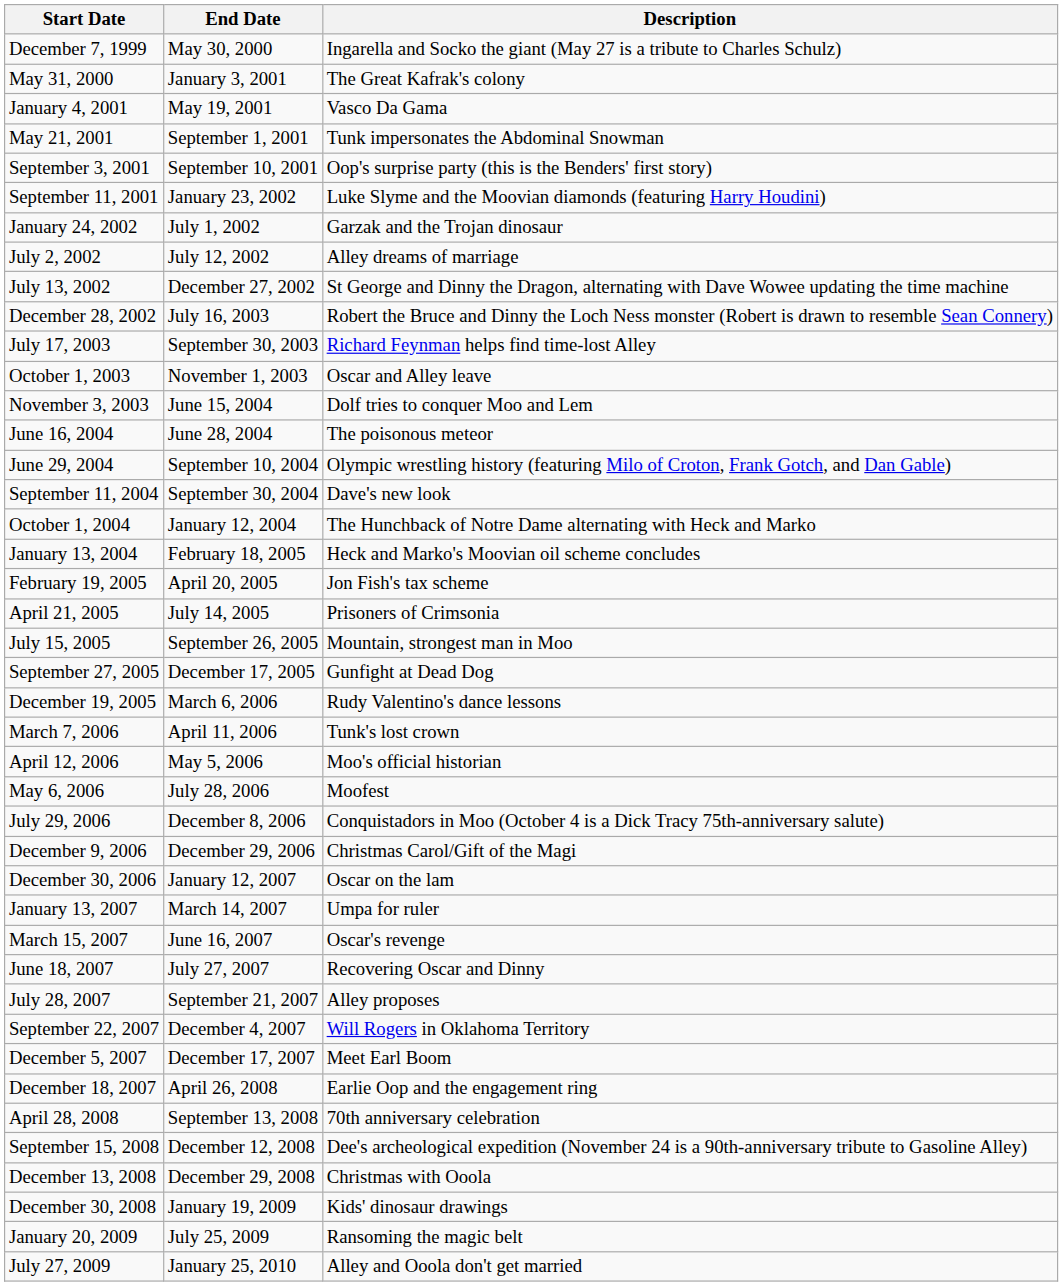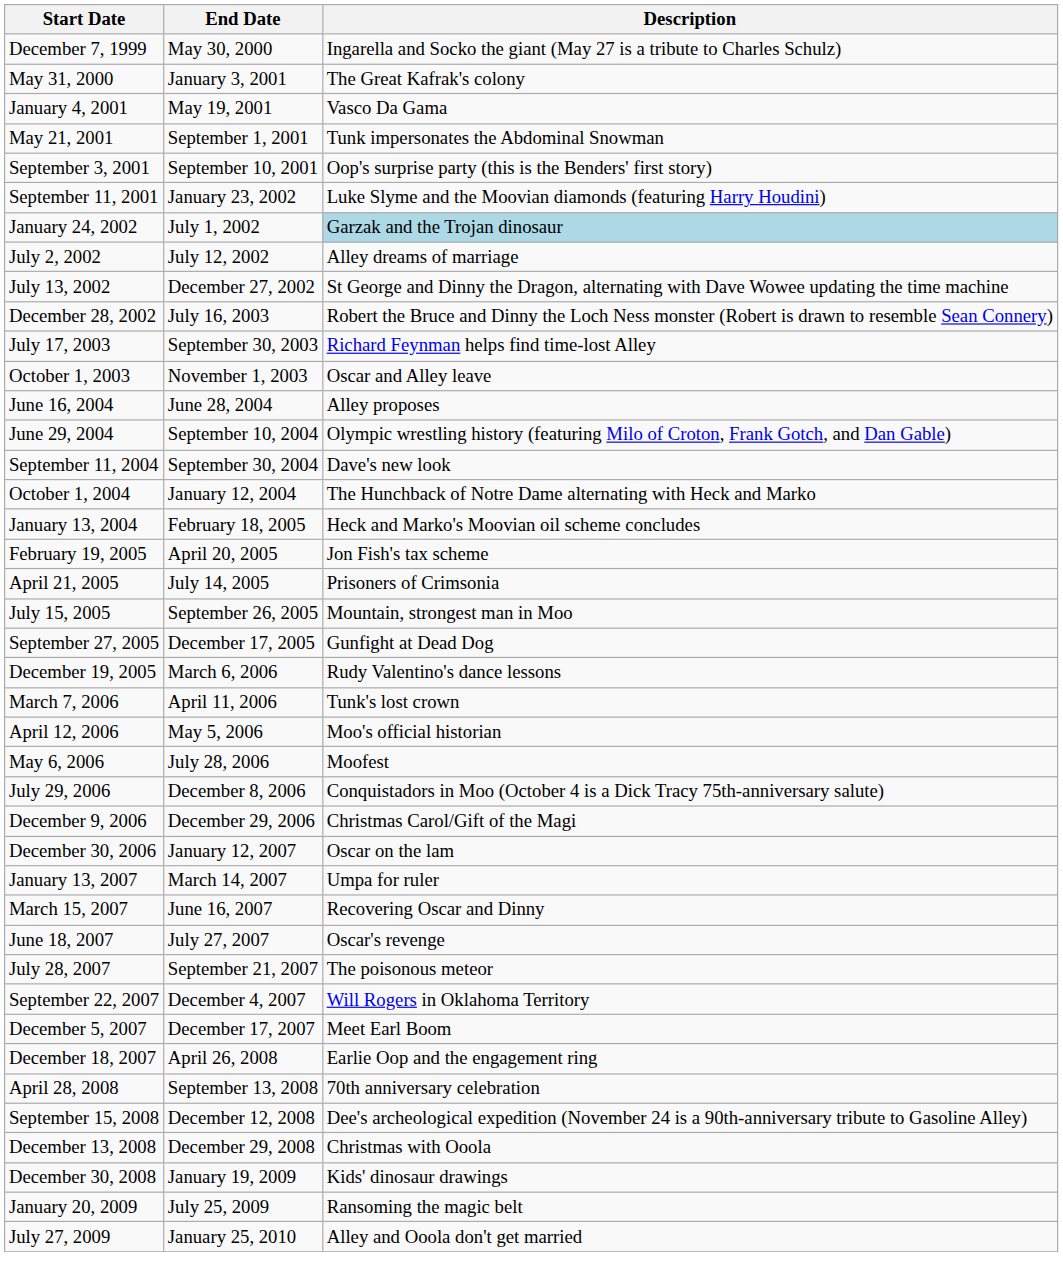(445, 227) no background -> (445, 227) lightblue background
- row: (79, 405)
(410, 434) The poisonous meteor -> (383, 405) Alley proposes
(386, 939) Oscar's revenge -> (436, 910) Recovering Oscar and Dinny
(436, 969) Recovering Oscar and Dinny -> (386, 939) Oscar's revenge
(383, 999) Alley proposes -> (410, 969) The poisonous meteor
